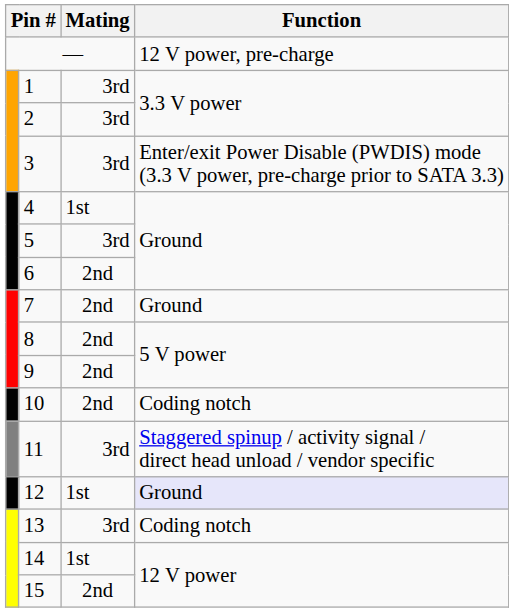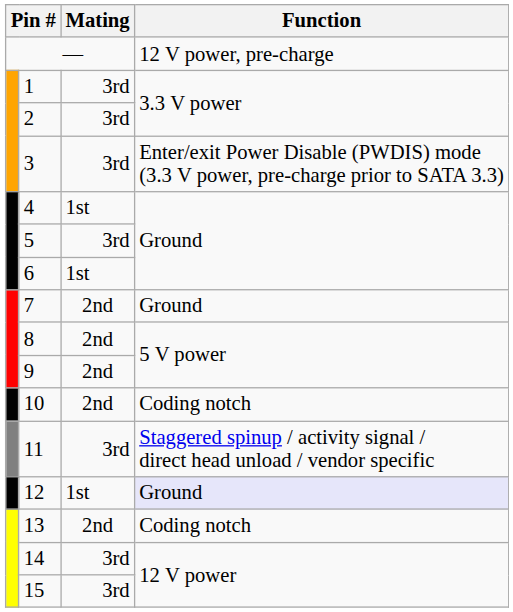(98, 273) 2nd -> (78, 273) 1st
(116, 525) 3rd -> (98, 525) 2nd
(78, 558) 1st -> (116, 558) 3rd
(98, 591) 2nd -> (116, 591) 3rd
